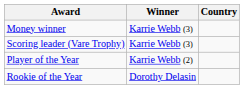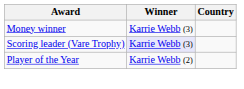(161, 44) no background -> (161, 44) lavender background
- row: (44, 76)
